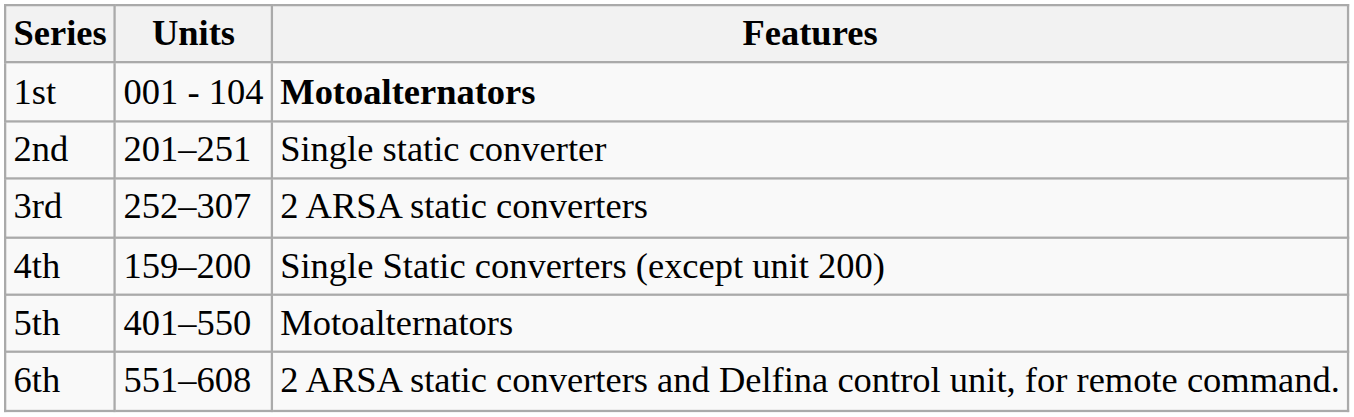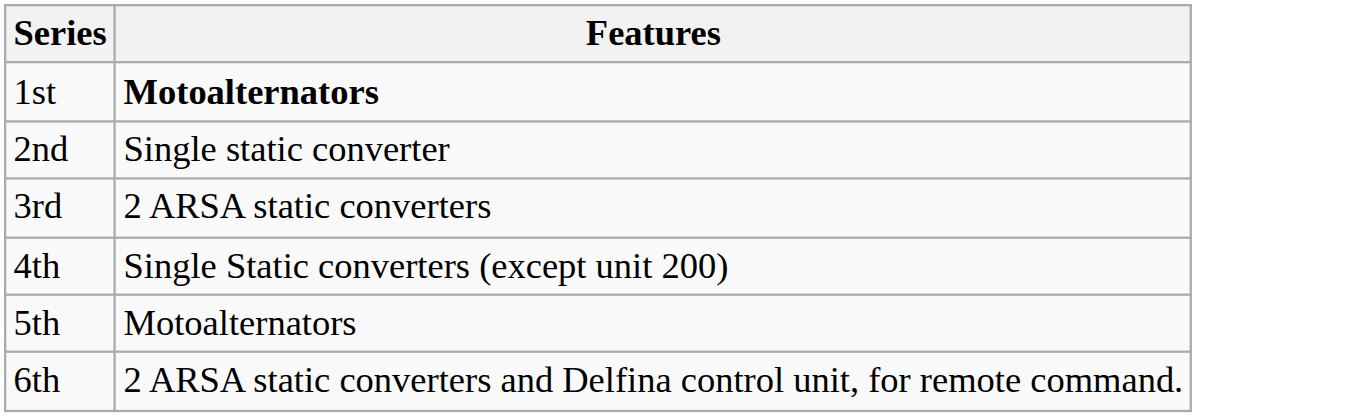- column: (193, 33)
